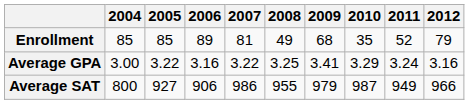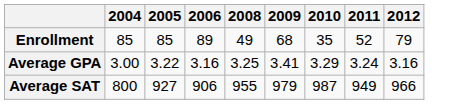- column: (245, 16)
